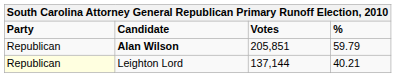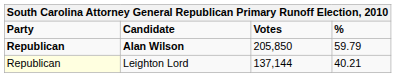(34, 47) normal -> (36, 47) bold
(270, 47) 205,851 -> (273, 47) 205,850
